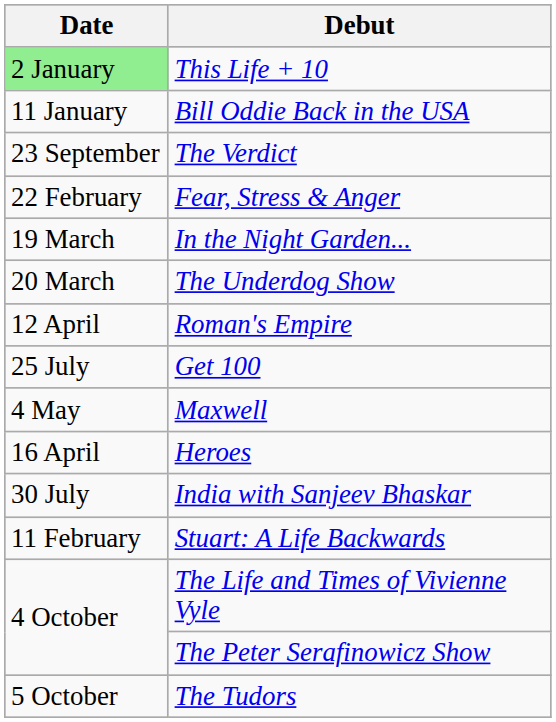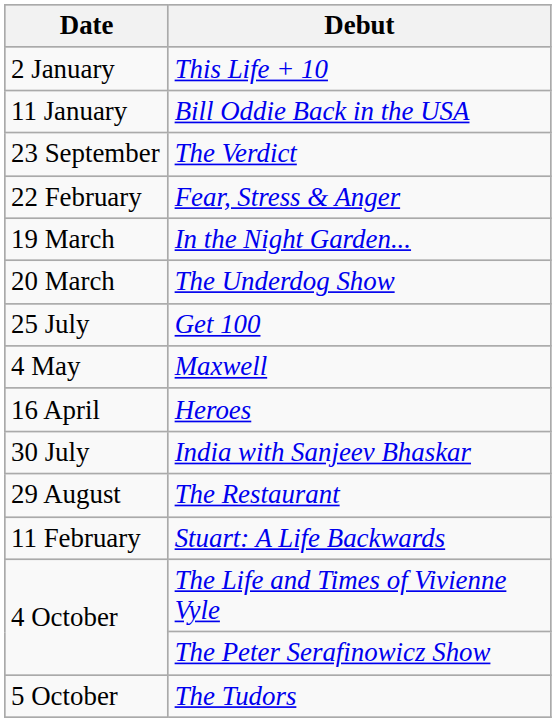(63, 68) lightgreen background -> (63, 68) no background
- row: (263, 324)
+ row: (257, 494)
